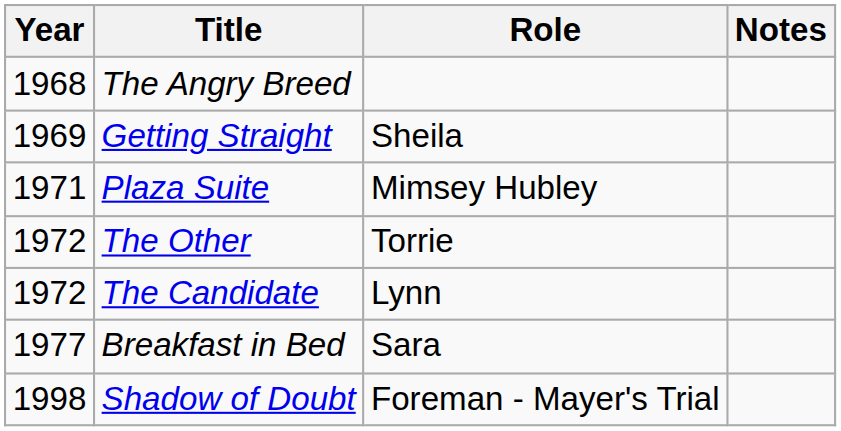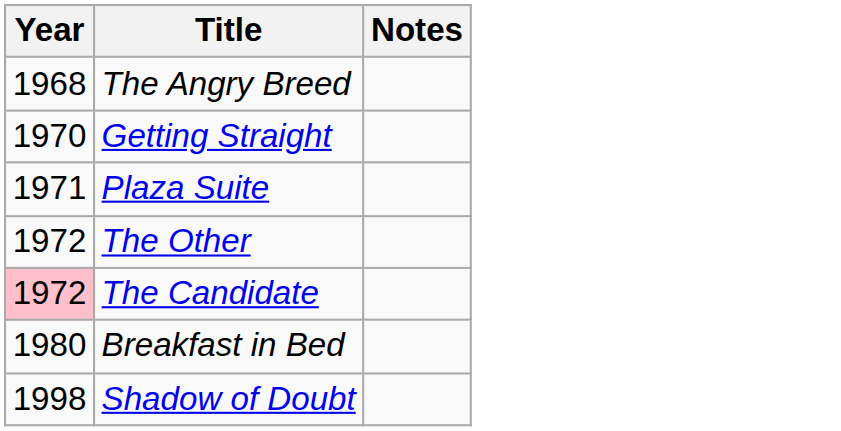- column: (545, 30)
(50, 135) 1969 -> (50, 135) 1970
(50, 293) no background -> (50, 293) pink background
(50, 345) 1977 -> (50, 345) 1980
